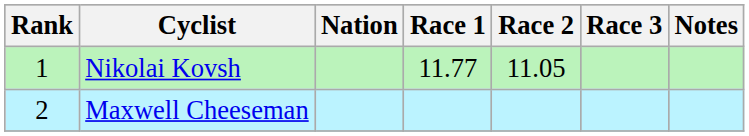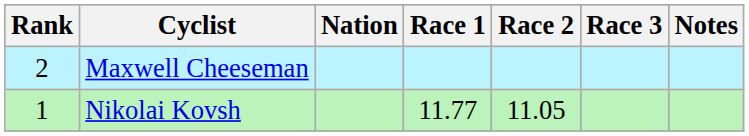rows swapped: (163, 67) <-> (197, 109)
